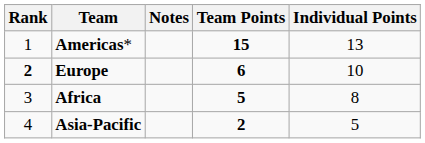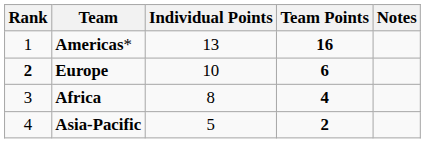columns swapped: (355, 17) <-> (169, 17)
(241, 44) 15 -> (325, 44) 16
(241, 97) 5 -> (325, 97) 4
